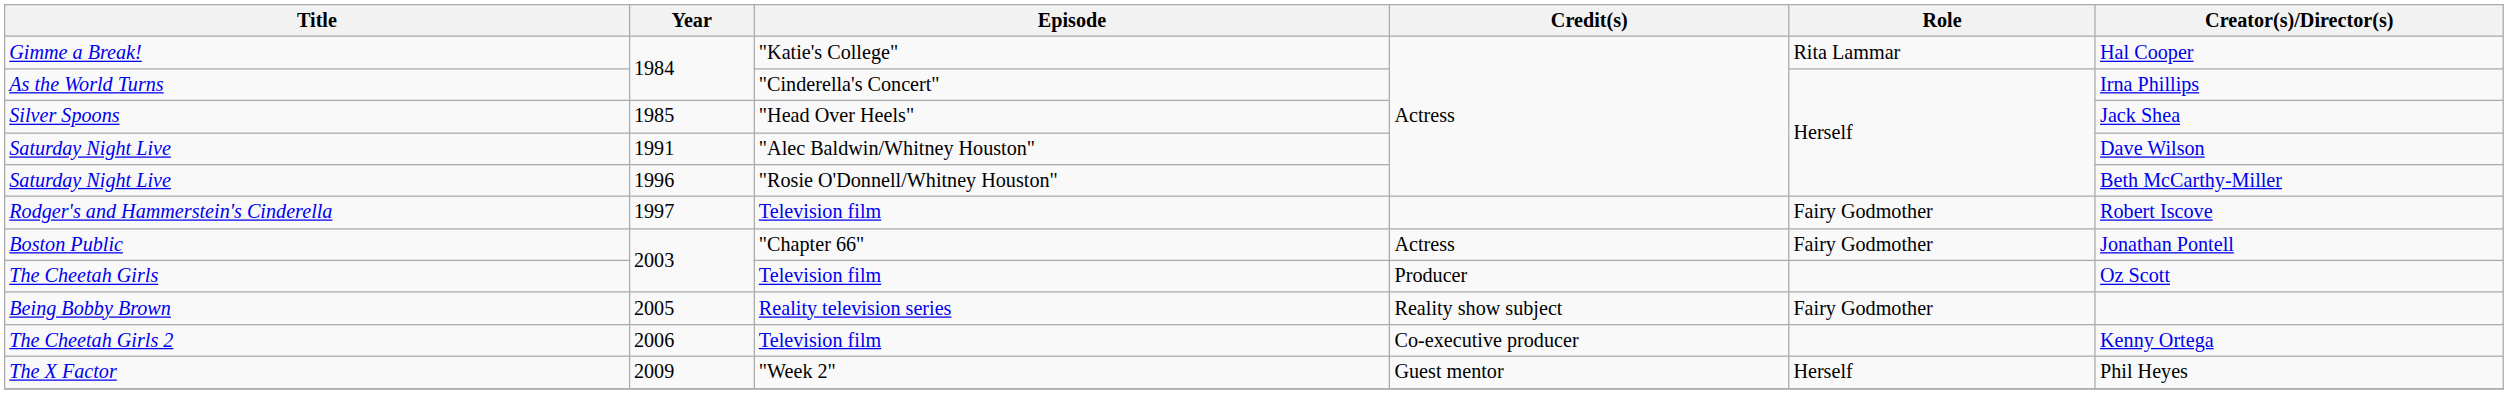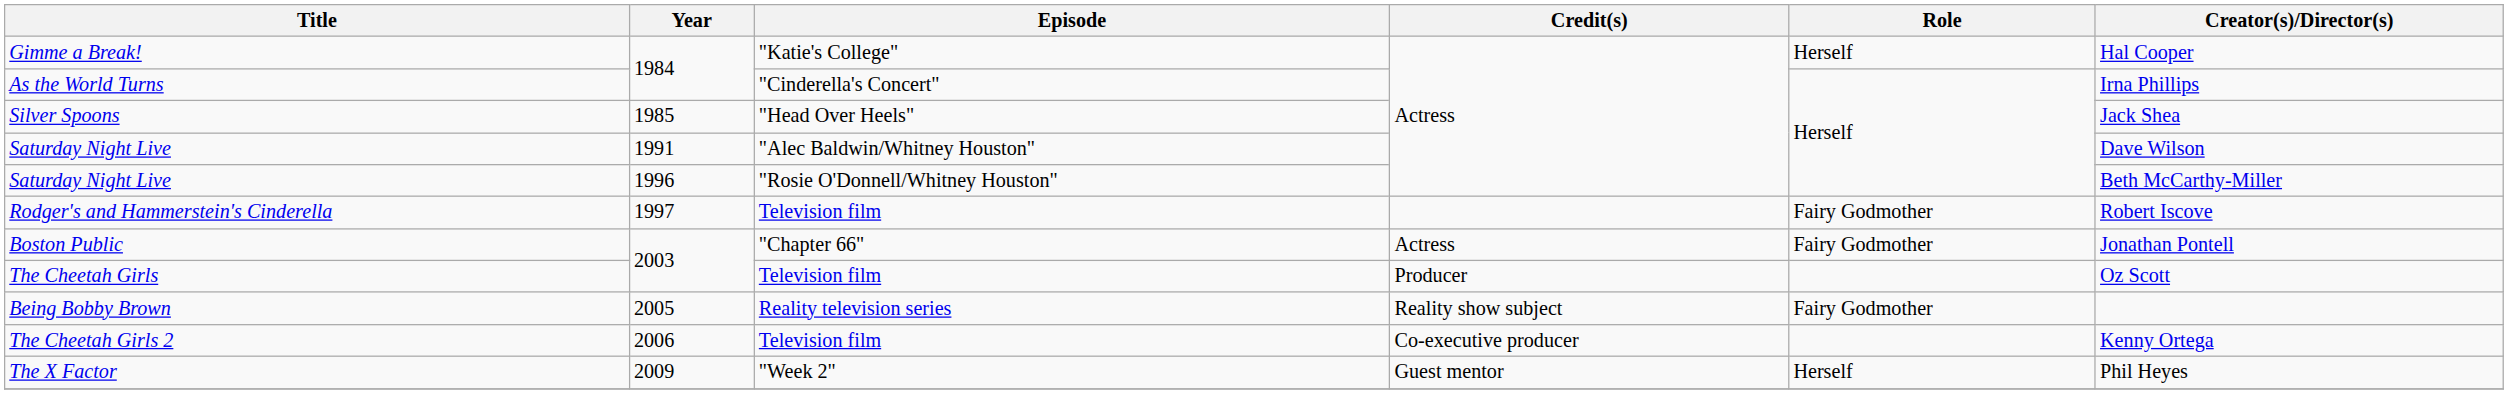(1847, 52) Rita Lammar -> (1823, 52) Herself
